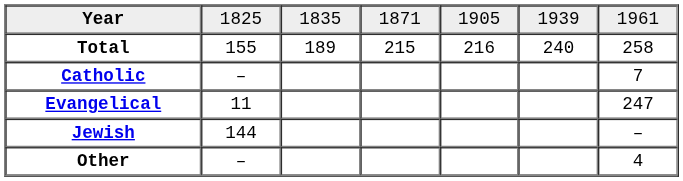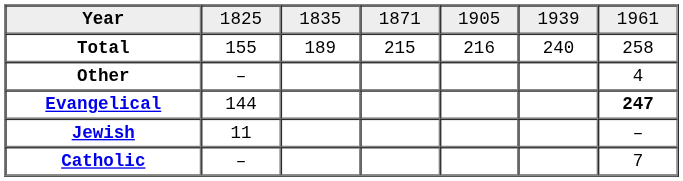rows swapped: (103, 76) <-> (103, 161)
(241, 105) 11 -> (241, 105) 144
(638, 105) normal -> (638, 105) bold
(241, 133) 144 -> (241, 133) 11
